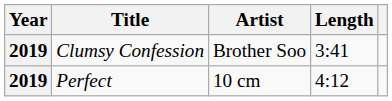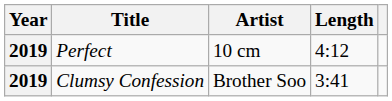rows swapped: (84, 80) <-> (130, 50)
